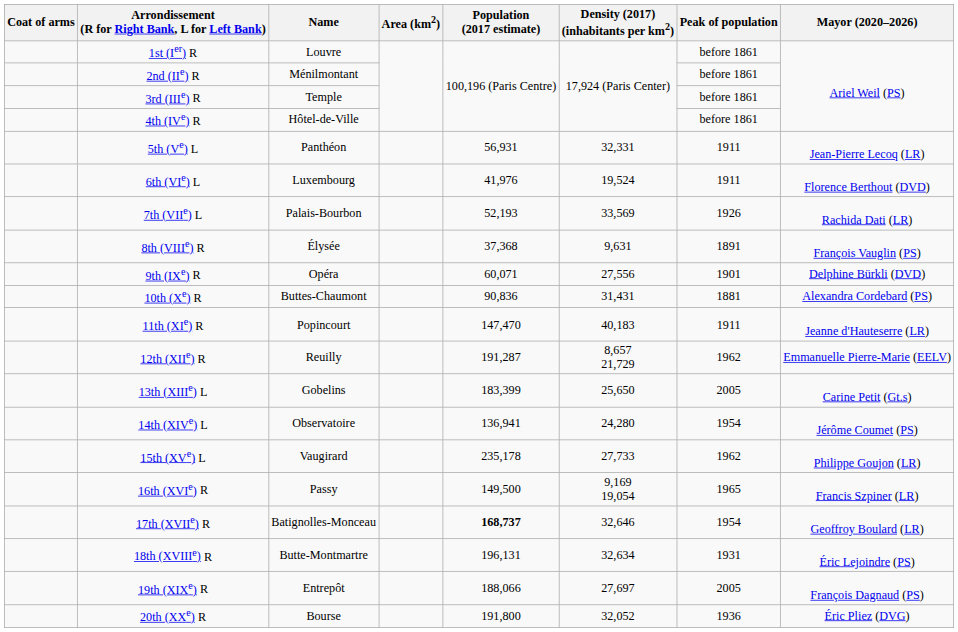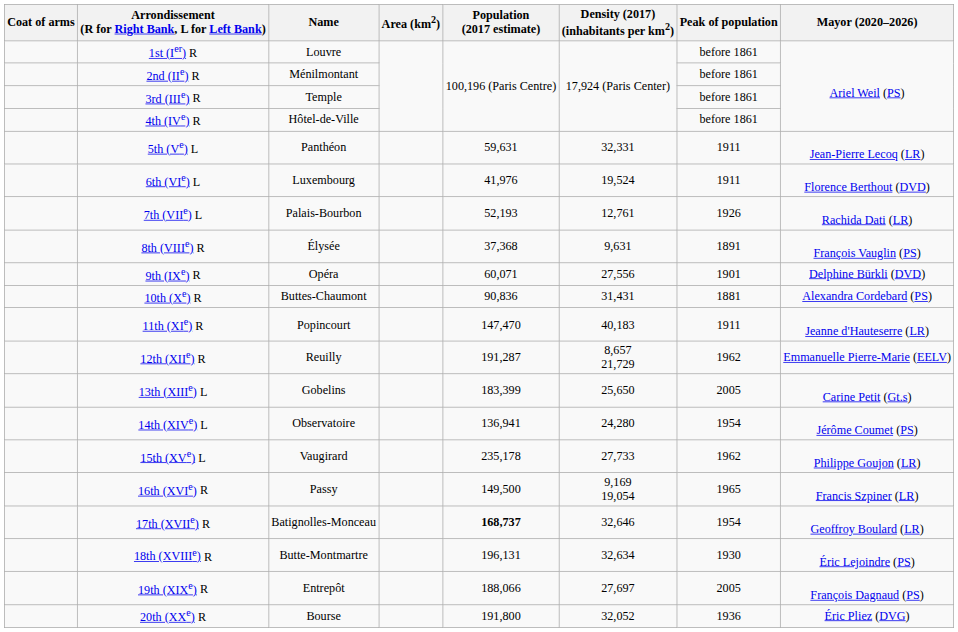(501, 147) 56,931 -> (501, 147) 59,631
(618, 213) 33,569 -> (618, 213) 12,761
(729, 555) 1931 -> (729, 555) 1930
